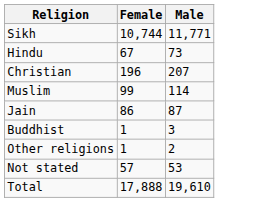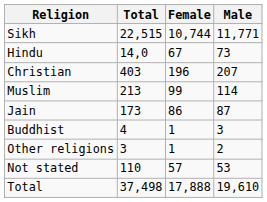+ column: (141, 14)
